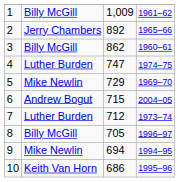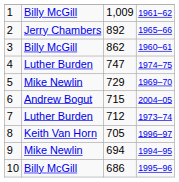(51, 133) Billy McGill -> (60, 133) Keith Van Horn
(60, 168) Keith Van Horn -> (51, 168) Billy McGill
